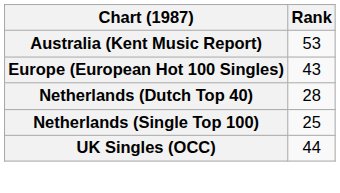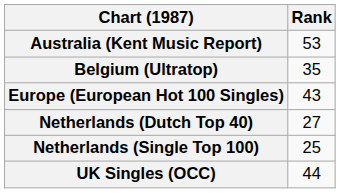+ row: (146, 69)
(312, 95) 28 -> (312, 122) 27
